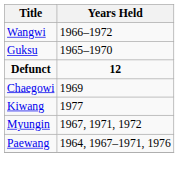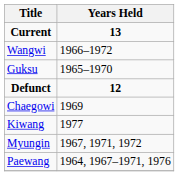+ row: (31, 32)
